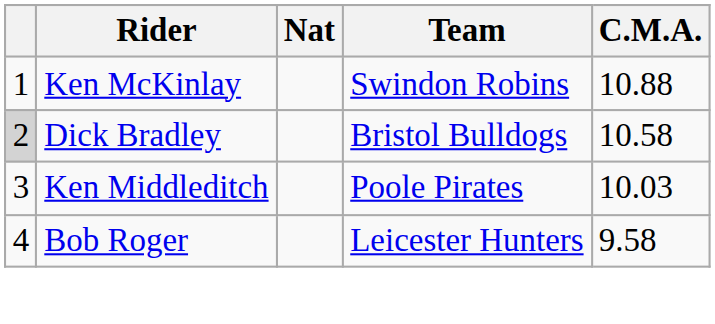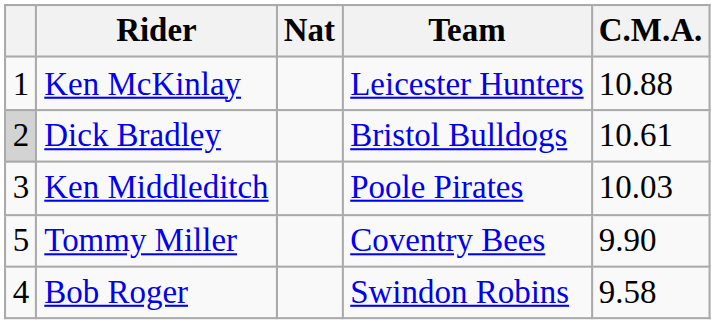(460, 82) Swindon Robins -> (467, 82) Leicester Hunters
(636, 135) 10.58 -> (636, 135) 10.61
+ row: (141, 239)
(467, 239) Leicester Hunters -> (460, 291) Swindon Robins
